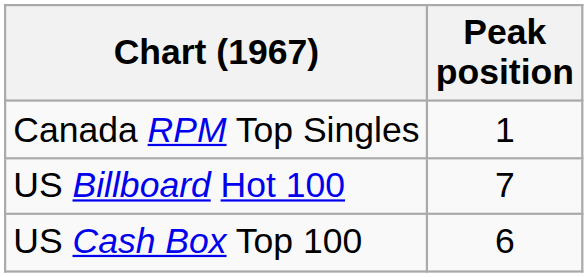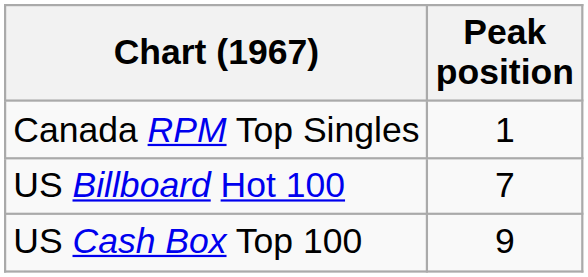(505, 241) 6 -> (505, 241) 9
